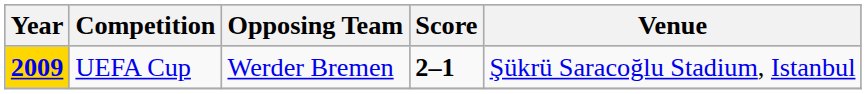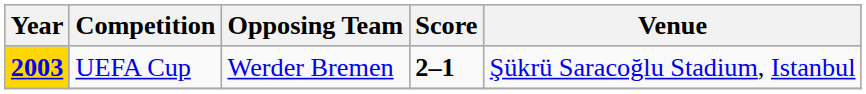(37, 66) 2009 -> (37, 66) 2003
